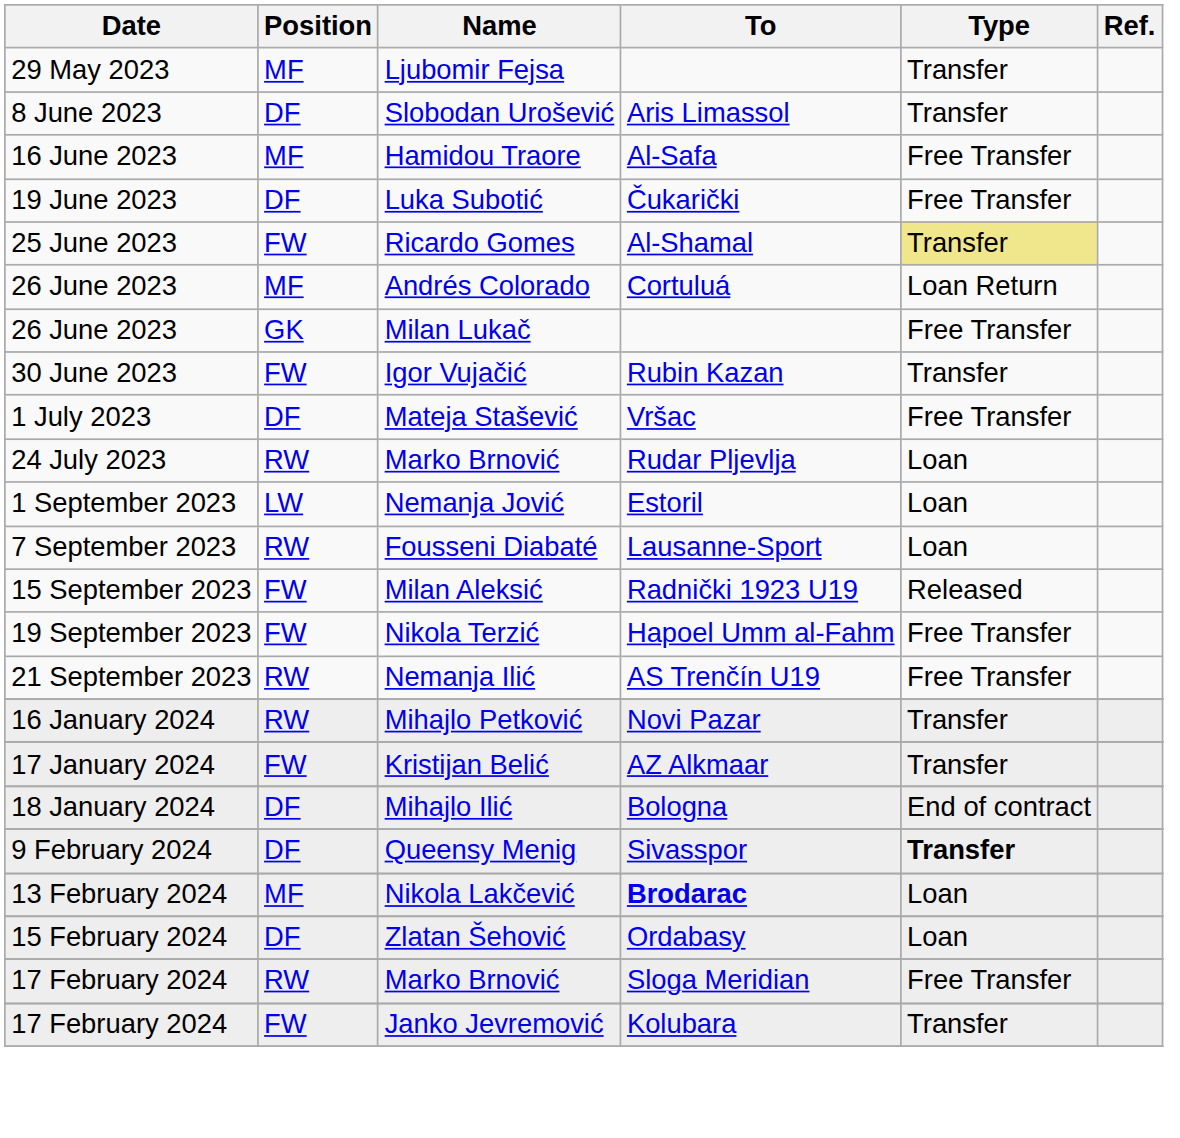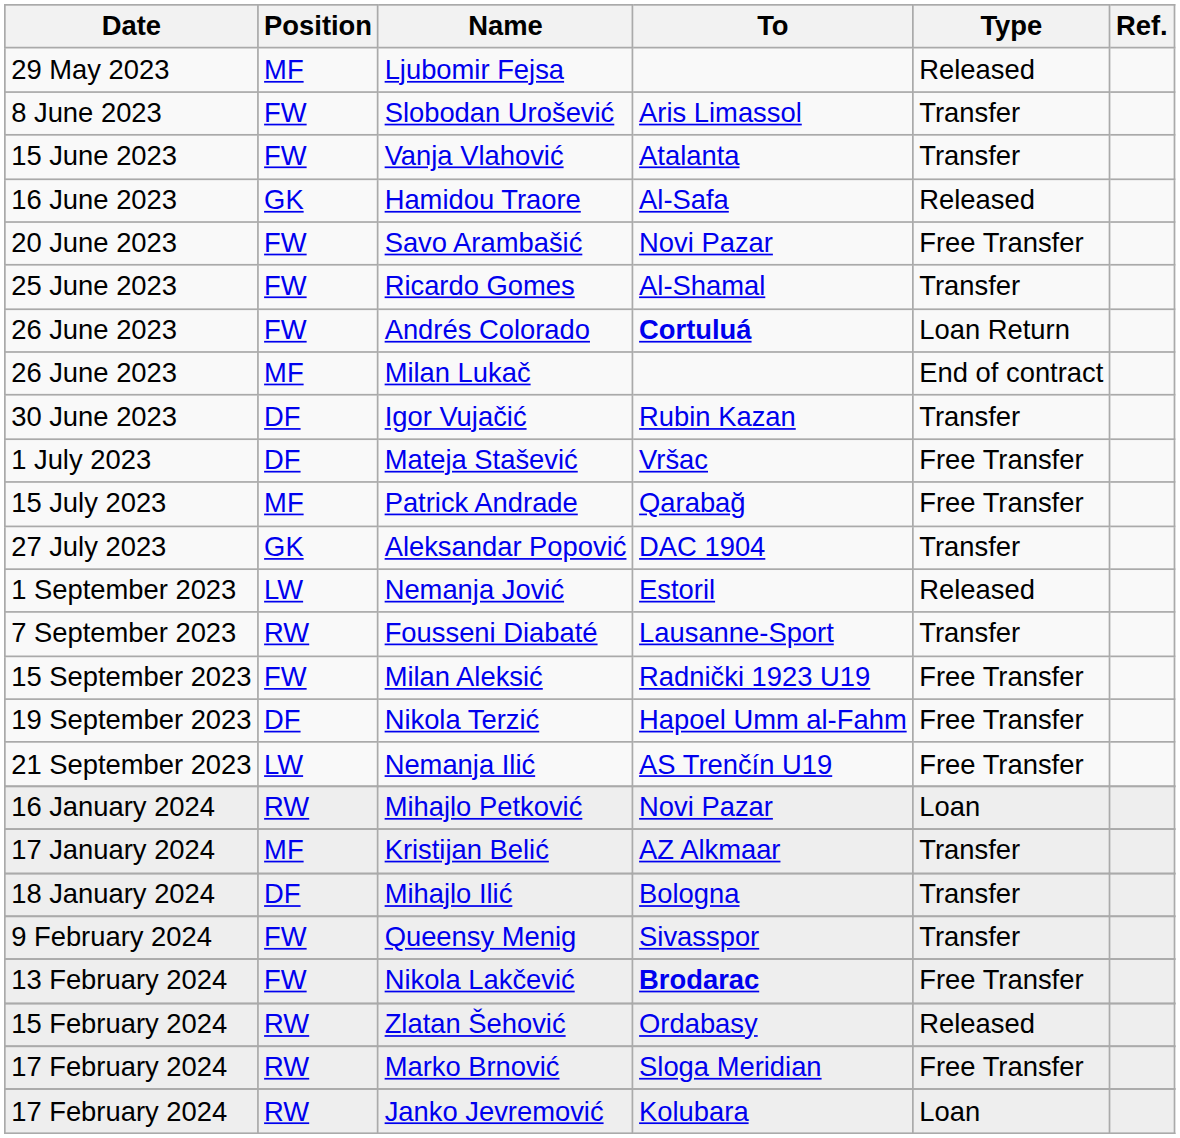(958, 69) Transfer -> (977, 69) Released
(282, 112) DF -> (285, 112) FW
+ row: (94, 156)
(284, 156) MF -> (284, 199) GK
(989, 156) Free Transfer -> (977, 199) Released
- row: (94, 199)
+ row: (94, 243)
(958, 243) khaki background -> (970, 286) no background
(284, 286) MF -> (285, 329) FW
(679, 286) normal -> (695, 329) bold
(284, 329) GK -> (284, 373) MF
(989, 329) Free Transfer -> (1011, 373) End of contract
(285, 373) FW -> (282, 416) DF
+ row: (89, 503)
- row: (89, 460)
+ row: (89, 546)
(938, 503) Loan -> (977, 590) Released
(938, 546) Loan -> (970, 633) Transfer
(965, 590) Released -> (1001, 677) Free Transfer
(285, 633) FW -> (282, 720) DF
(287, 677) RW -> (284, 763) LW
(958, 720) Transfer -> (950, 807) Loan
(285, 763) FW -> (284, 850) MF
(999, 807) End of contract -> (970, 894) Transfer
(282, 850) DF -> (285, 937) FW
(961, 850) bold -> (970, 937) normal
(284, 894) MF -> (285, 980) FW
(938, 894) Loan -> (1001, 980) Free Transfer
(282, 937) DF -> (287, 1024) RW
(938, 937) Loan -> (977, 1024) Released
(285, 1024) FW -> (287, 1110) RW
(958, 1024) Transfer -> (950, 1110) Loan
